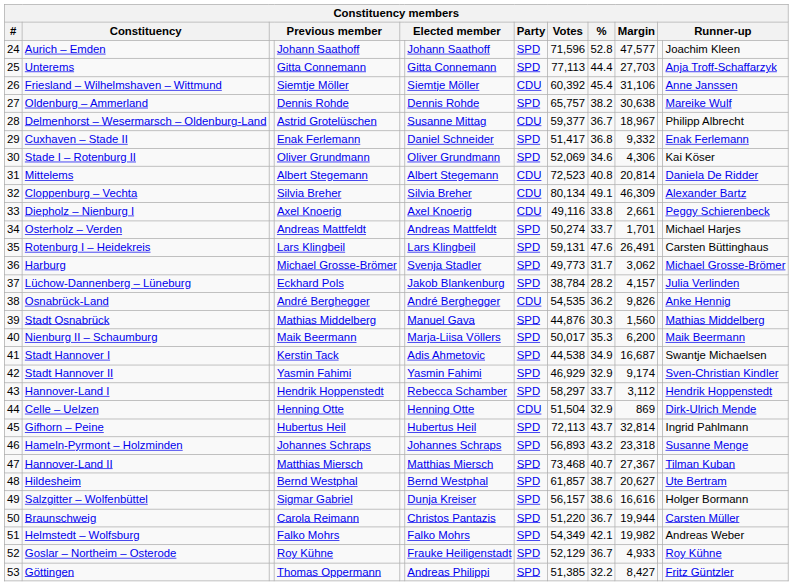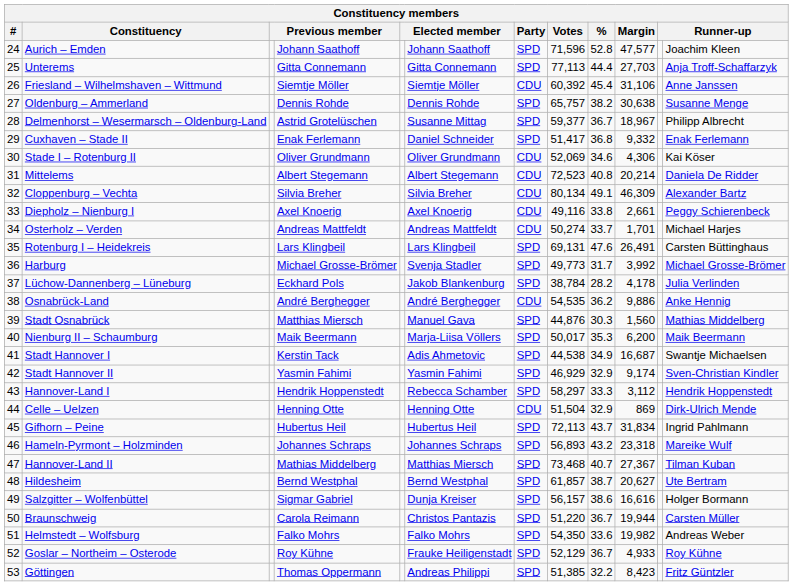(699, 103) Mareike Wulf -> (707, 103) Susanne Menge
(529, 121) CDU -> (528, 121) SPD
(528, 157) SPD -> (529, 157) CDU
(638, 175) 20,814 -> (638, 175) 20,214
(528, 229) SPD -> (529, 229) CDU
(568, 247) 59,131 -> (568, 247) 69,131
(641, 265) 3,062 -> (641, 265) 3,992
(641, 283) 4,157 -> (641, 283) 4,178
(641, 301) 9,826 -> (641, 301) 9,886
(327, 319) Mathias Middelberg -> (320, 319) Matthias Miersch
(601, 391) 33.7 -> (601, 391) 33.3
(638, 427) 32,814 -> (638, 427) 31,834
(707, 445) Susanne Menge -> (699, 445) Mareike Wulf
(320, 463) Matthias Miersch -> (327, 463) Mathias Middelberg
(568, 535) 54,349 -> (568, 535) 54,350
(601, 535) 42.1 -> (601, 535) 33.6
(641, 572) 8,427 -> (641, 572) 8,423
